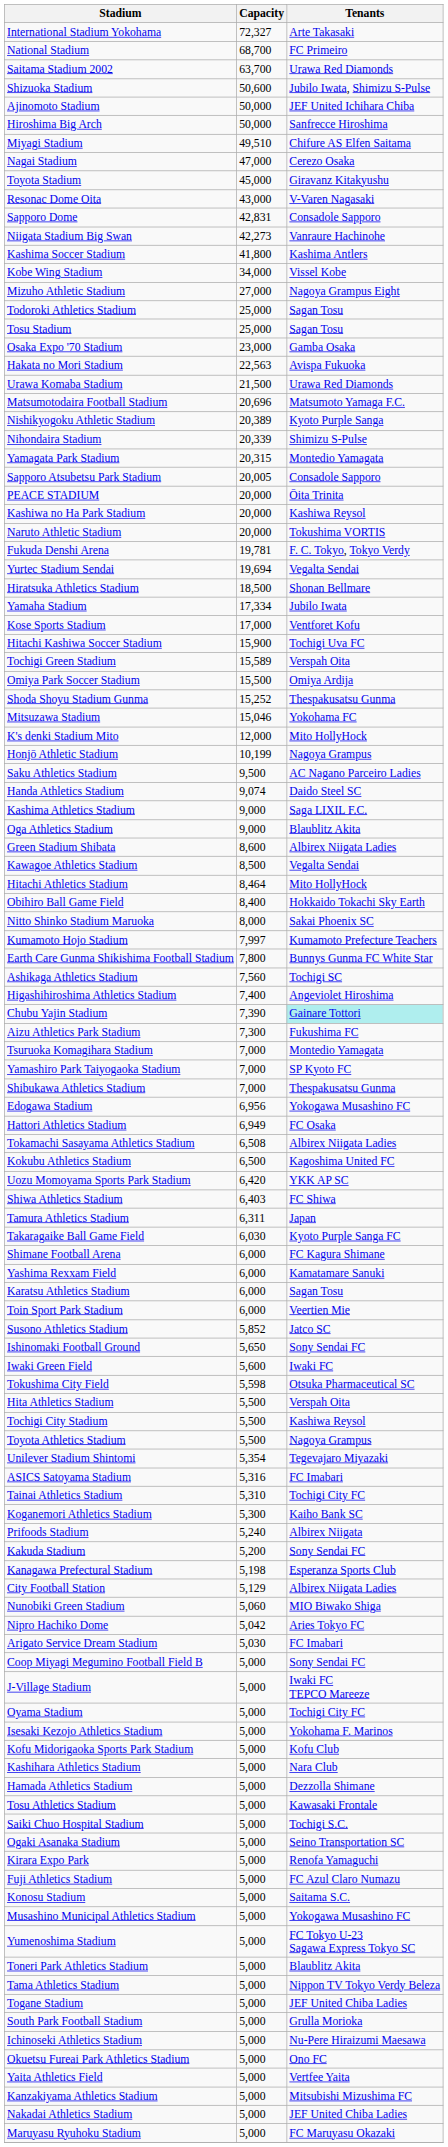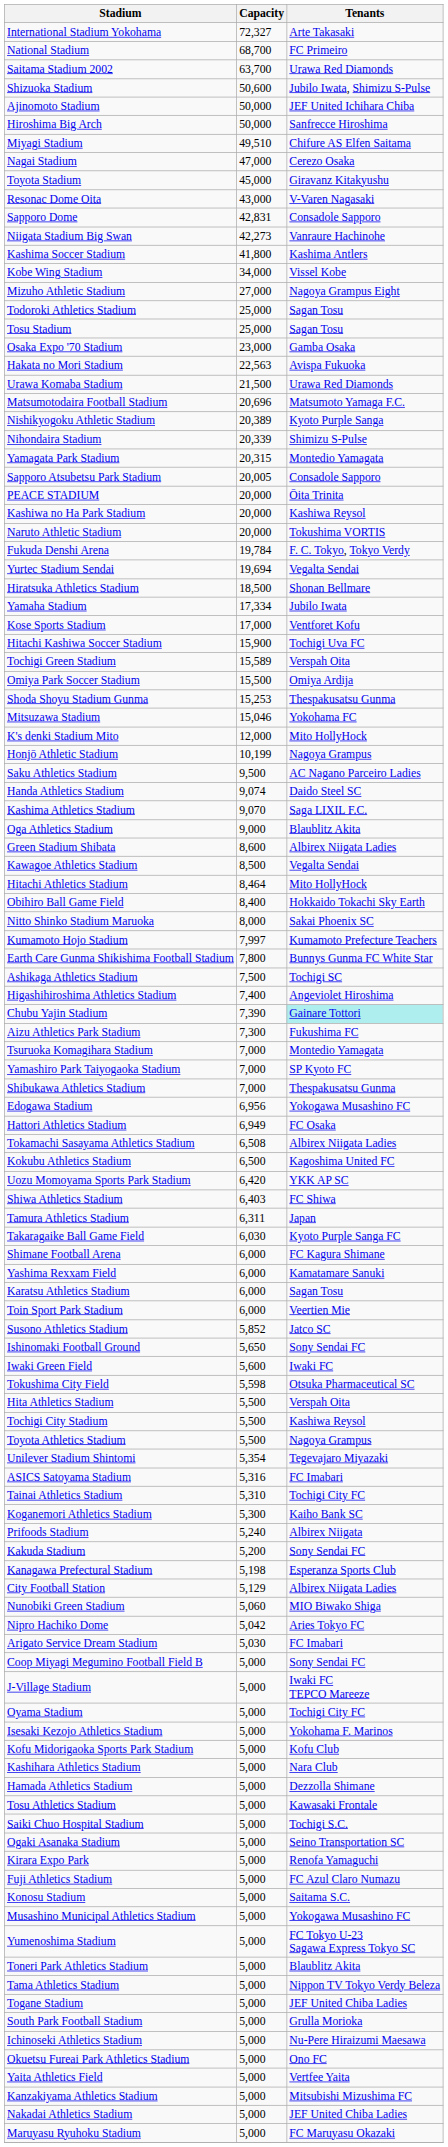(255, 550) 19,781 -> (255, 550) 19,784
(255, 699) 15,252 -> (255, 699) 15,253
(252, 810) 9,000 -> (252, 810) 9,070
(252, 976) 7,560 -> (252, 976) 7,500
